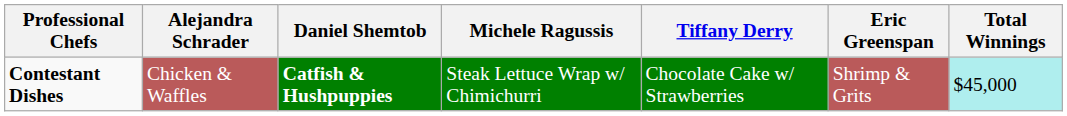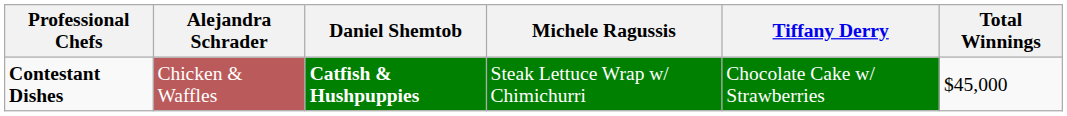- column: (889, 30)
(985, 83) paleturquoise background -> (976, 83) no background
